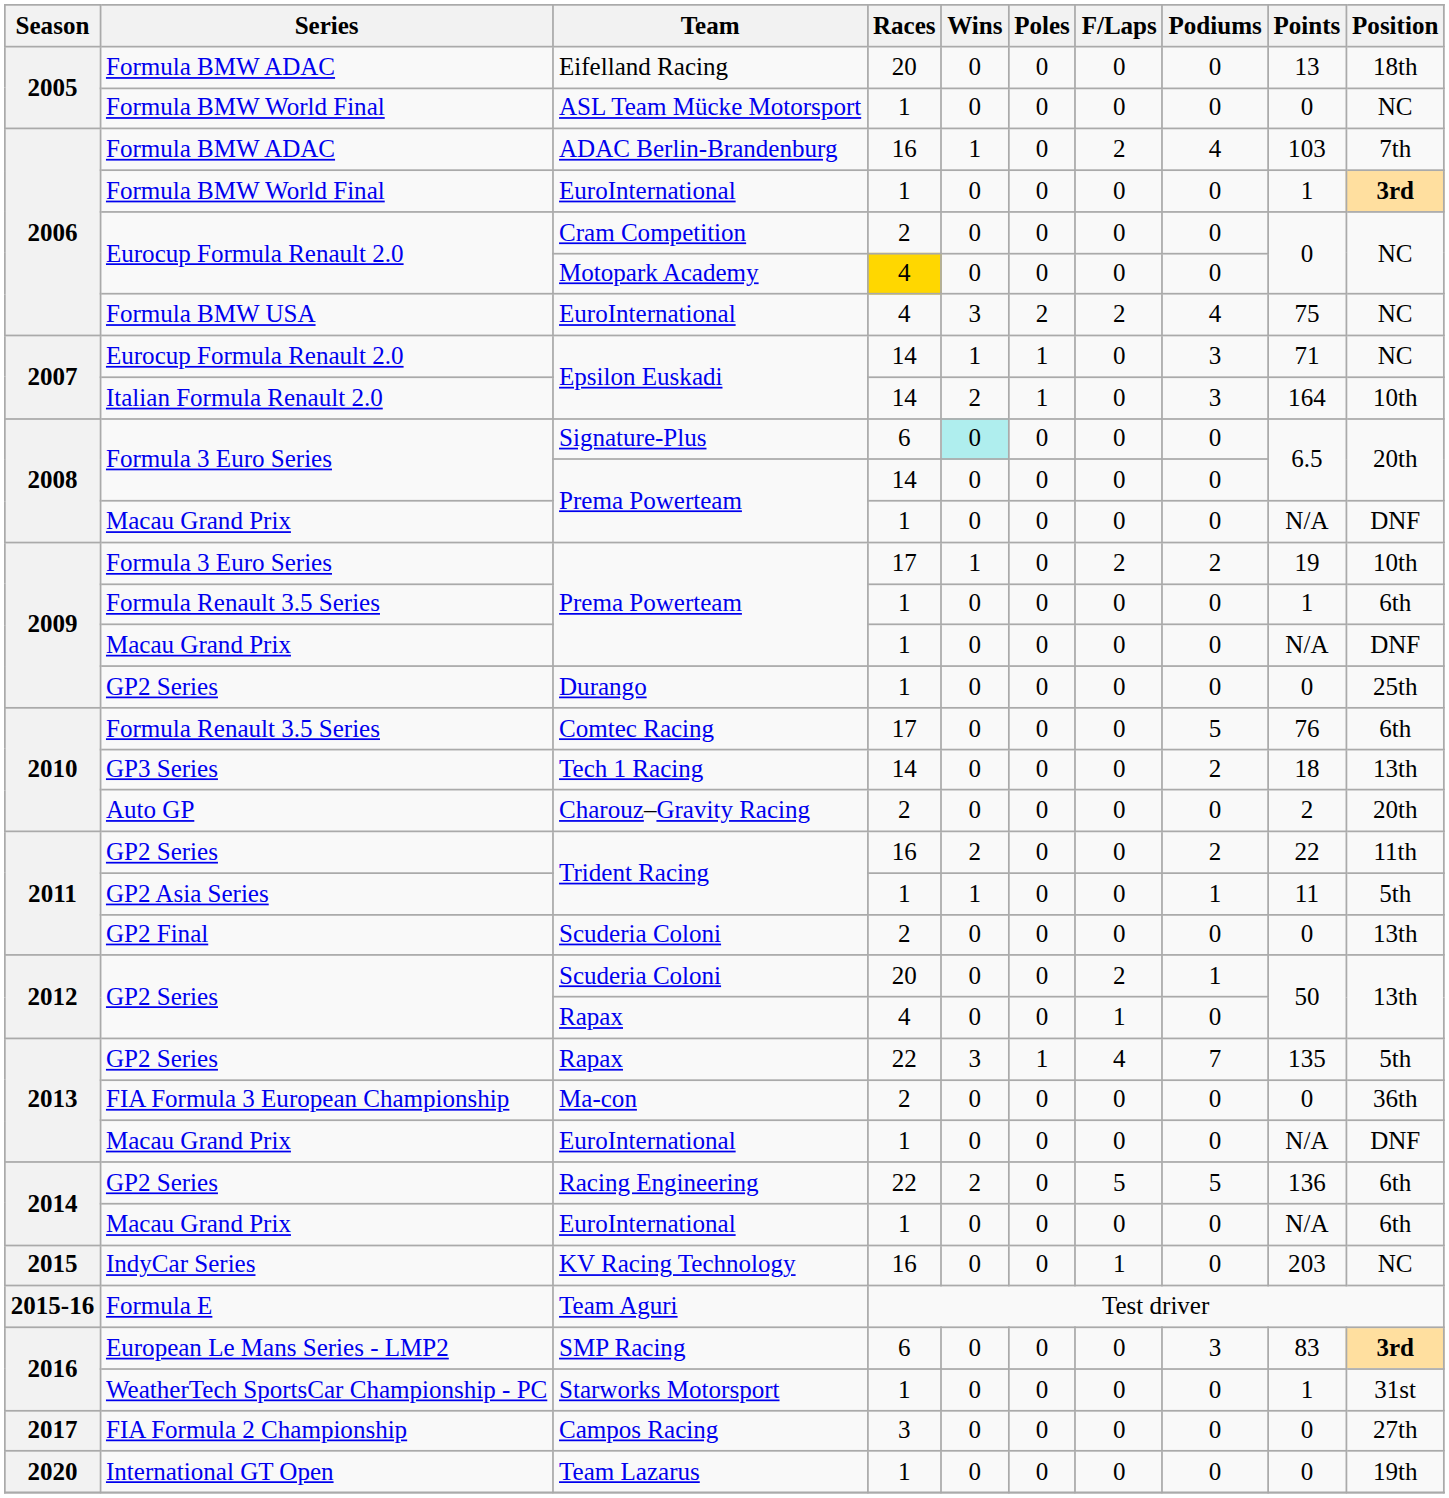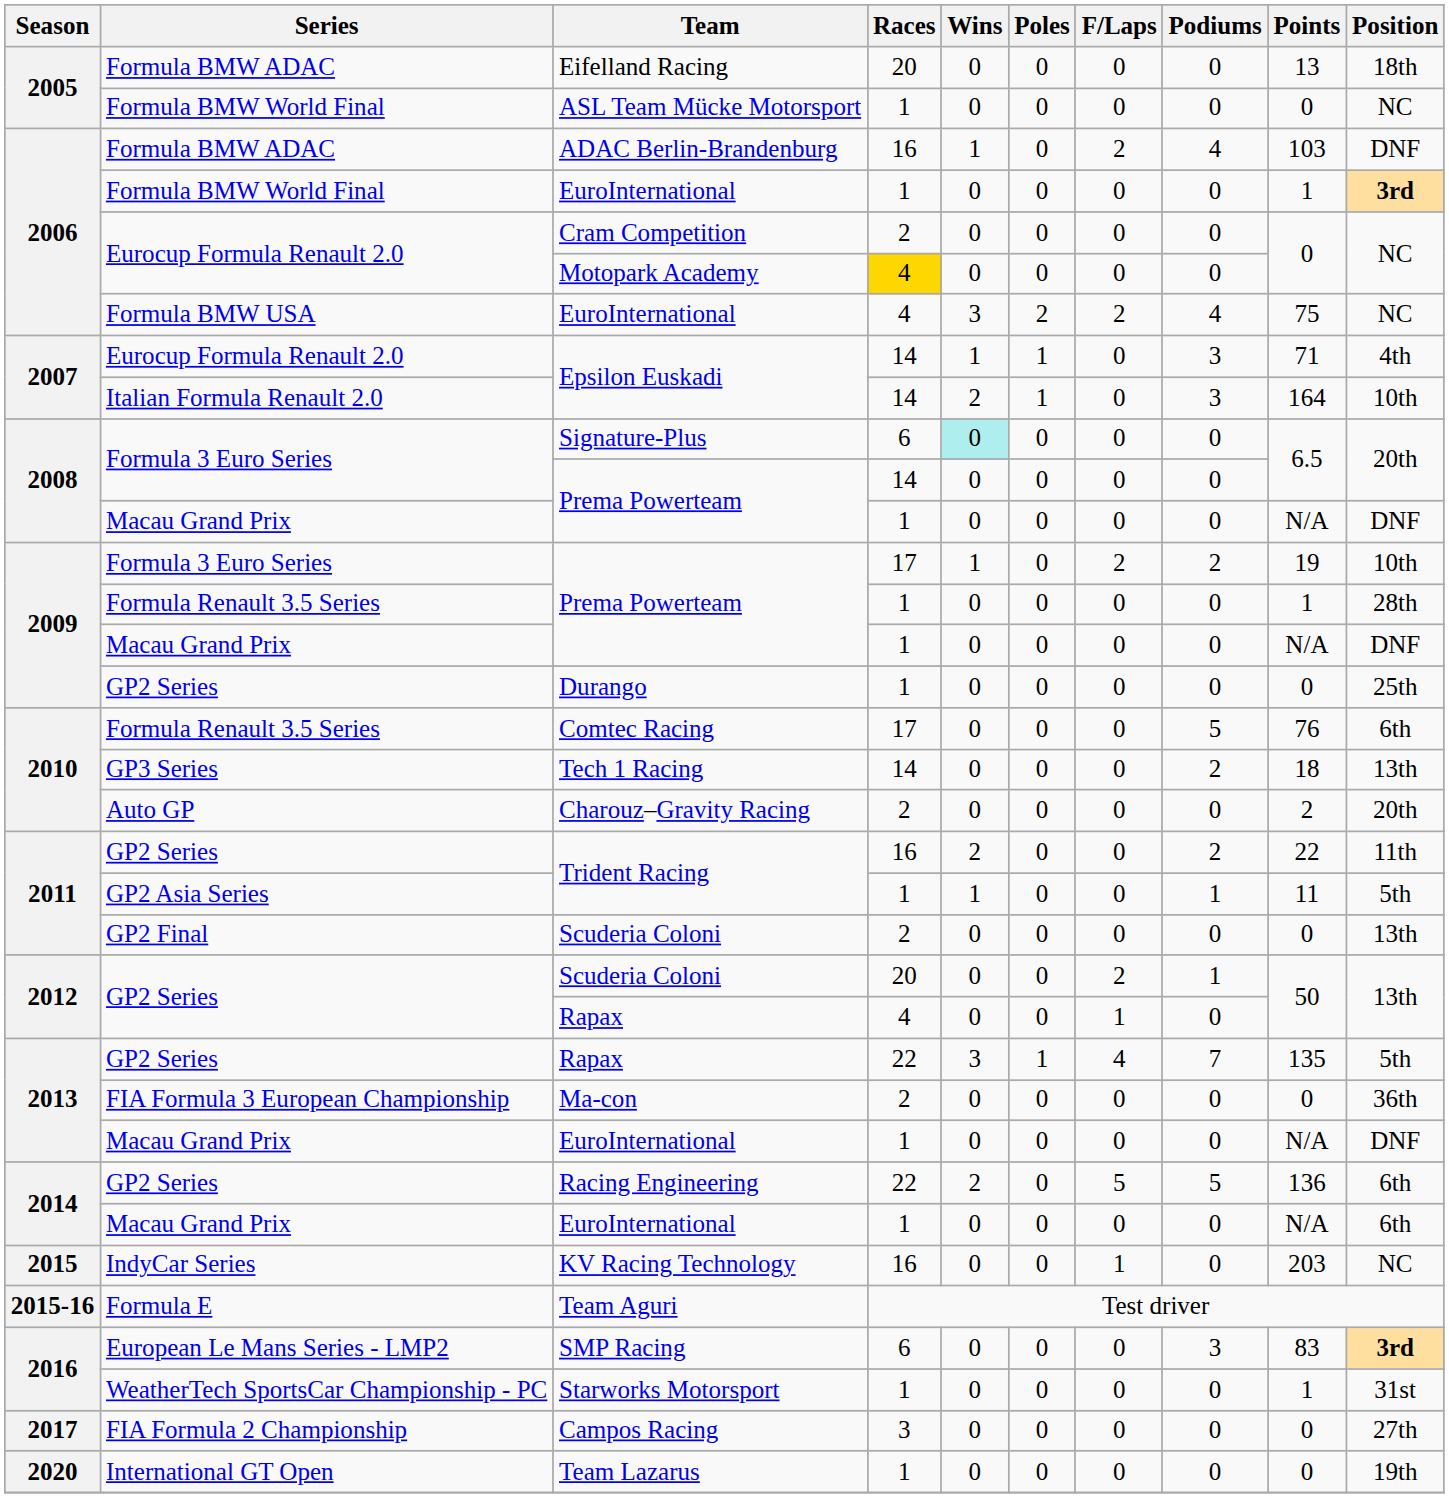(1395, 149) 7th -> (1395, 149) DNF
(1395, 356) NC -> (1395, 356) 4th
(1395, 604) 6th -> (1395, 604) 28th
